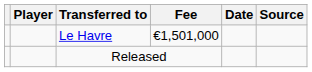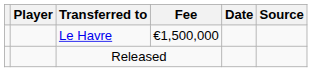(186, 35) €1,501,000 -> (186, 35) €1,500,000
